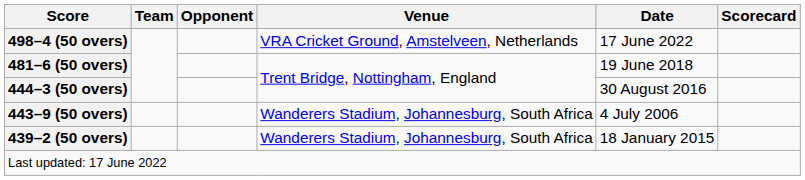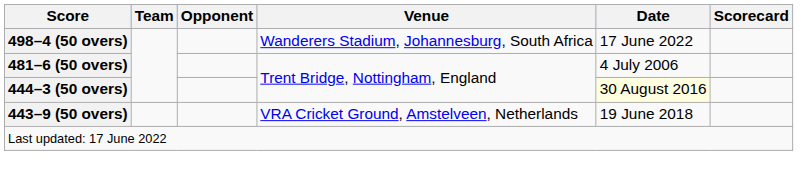(419, 41) VRA Cricket Ground, Amstelveen, Netherlands -> (427, 41) Wanderers Stadium, Johannesburg, South Africa
(646, 65) 19 June 2018 -> (639, 65) 4 July 2006
(653, 89) no background -> (653, 89) lightyellow background
(427, 114) Wanderers Stadium, Johannesburg, South Africa -> (419, 114) VRA Cricket Ground, Amstelveen, Netherlands
(639, 114) 4 July 2006 -> (646, 114) 19 June 2018
- row: (68, 138)
